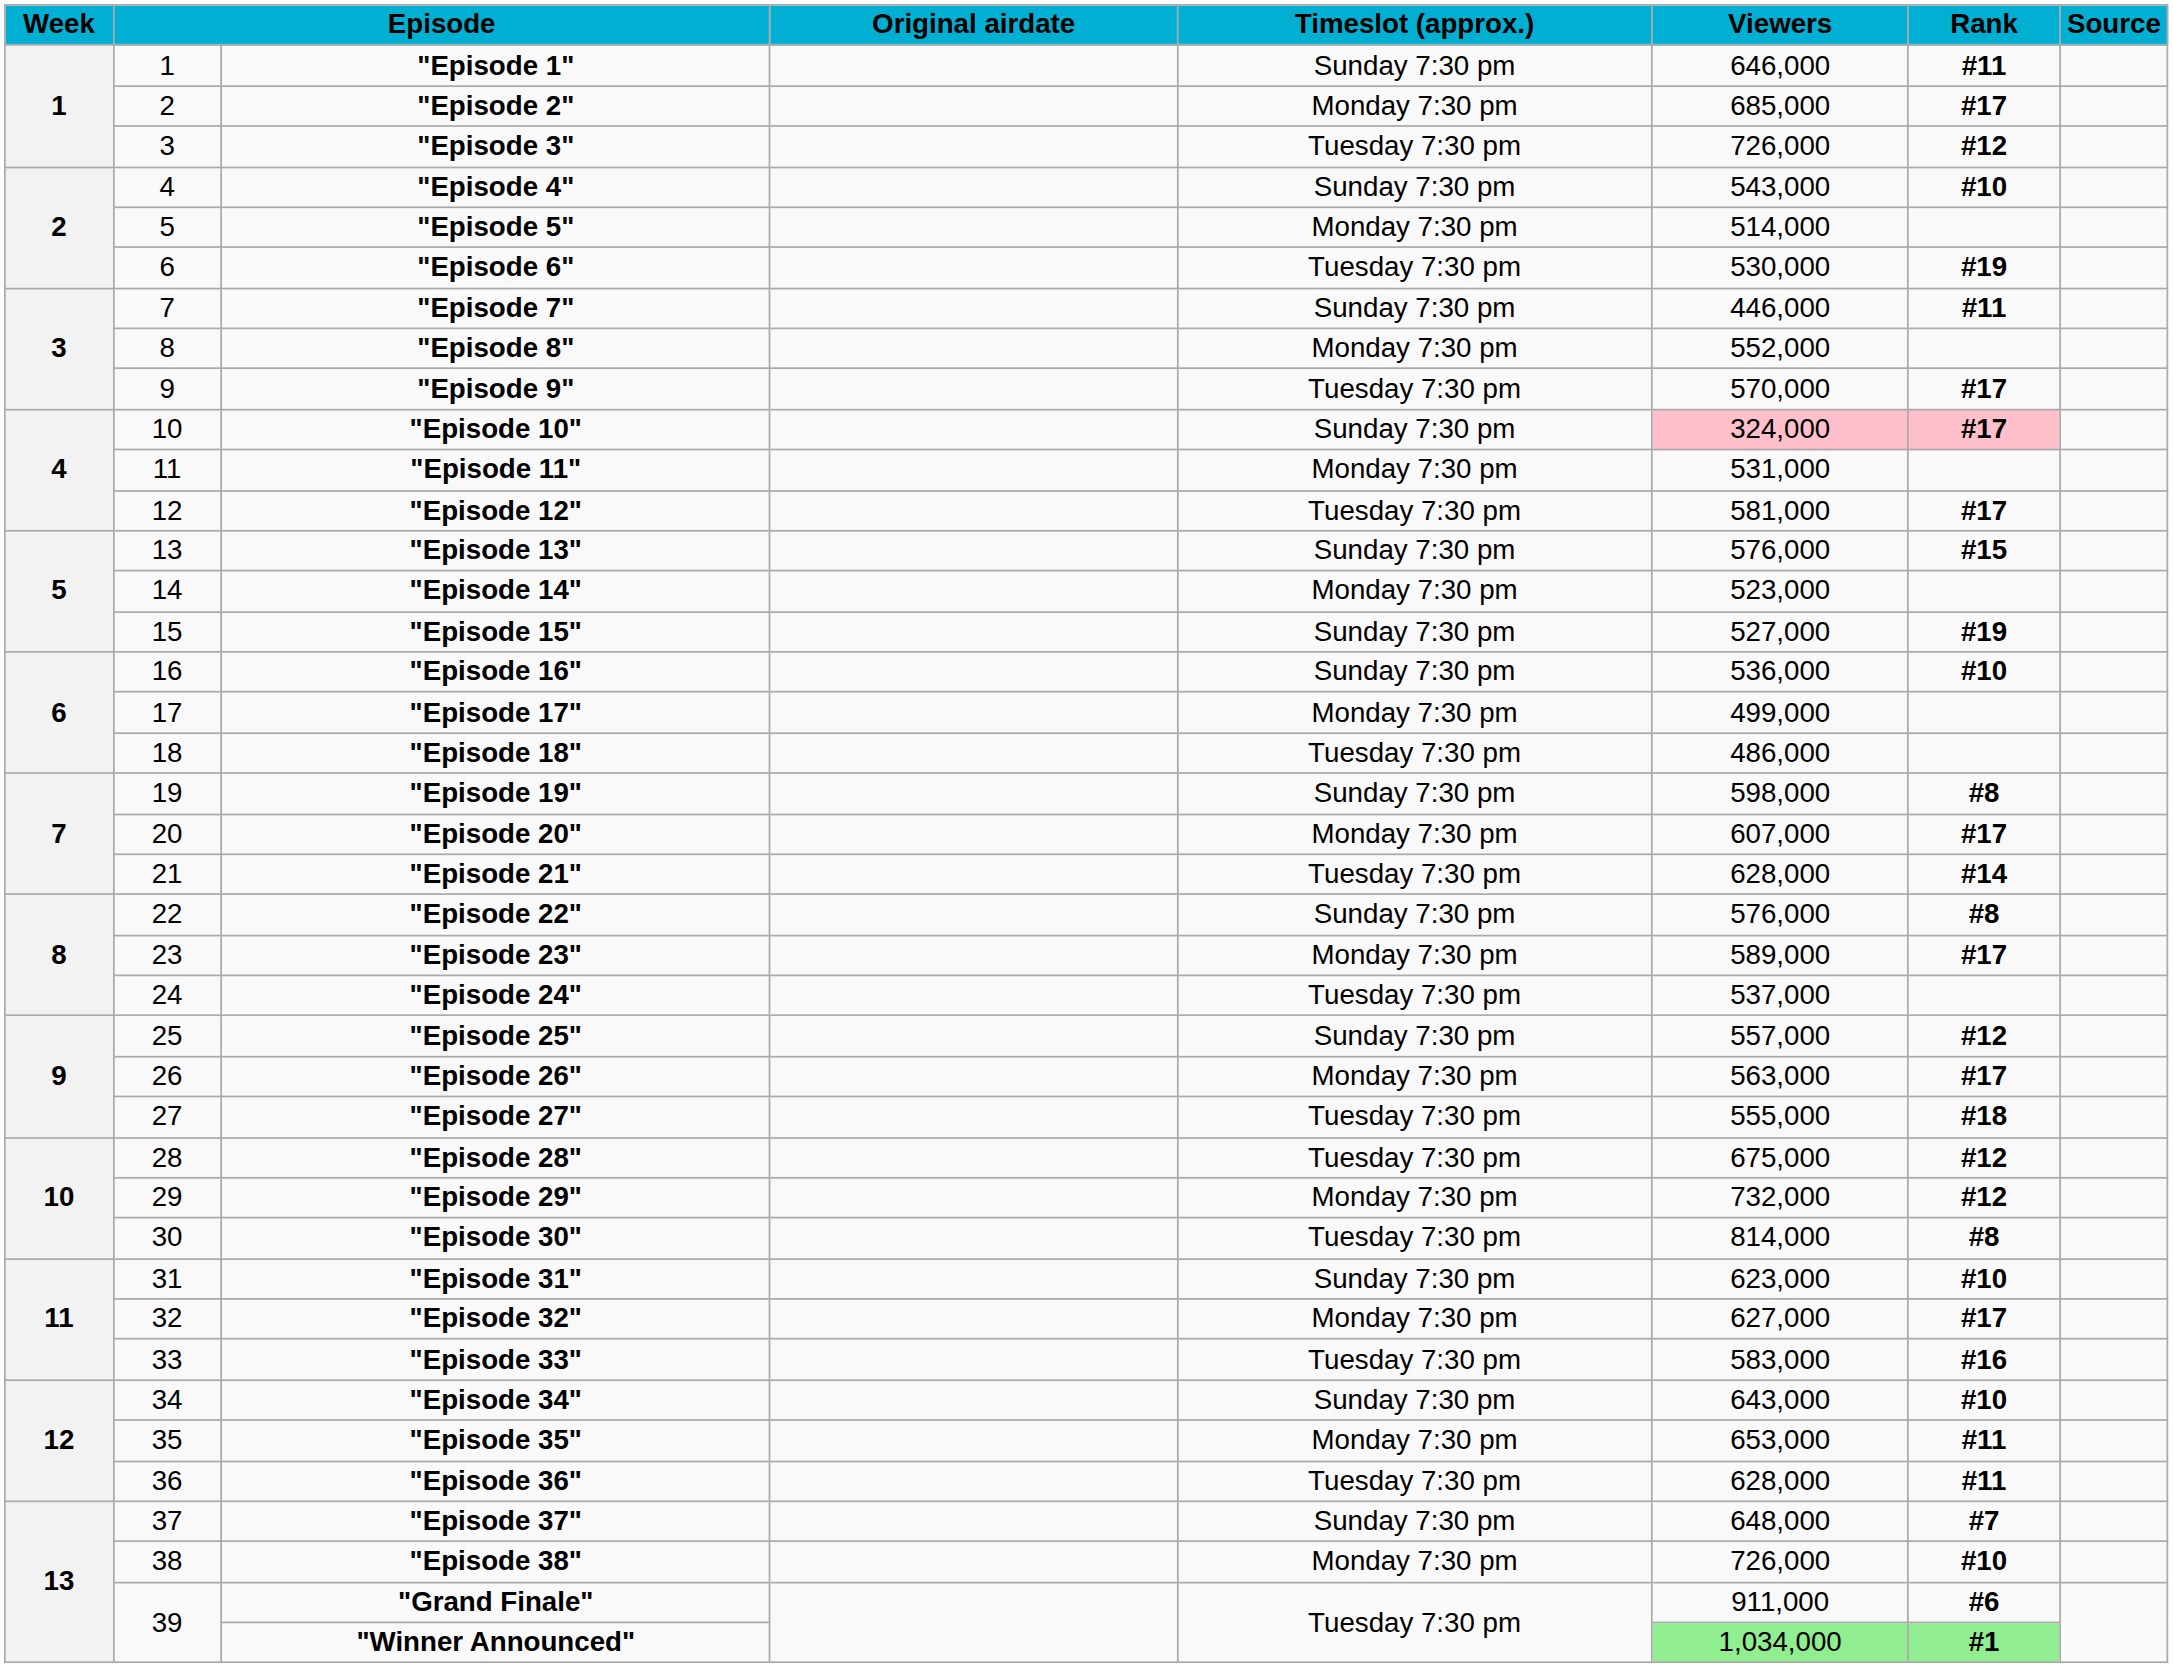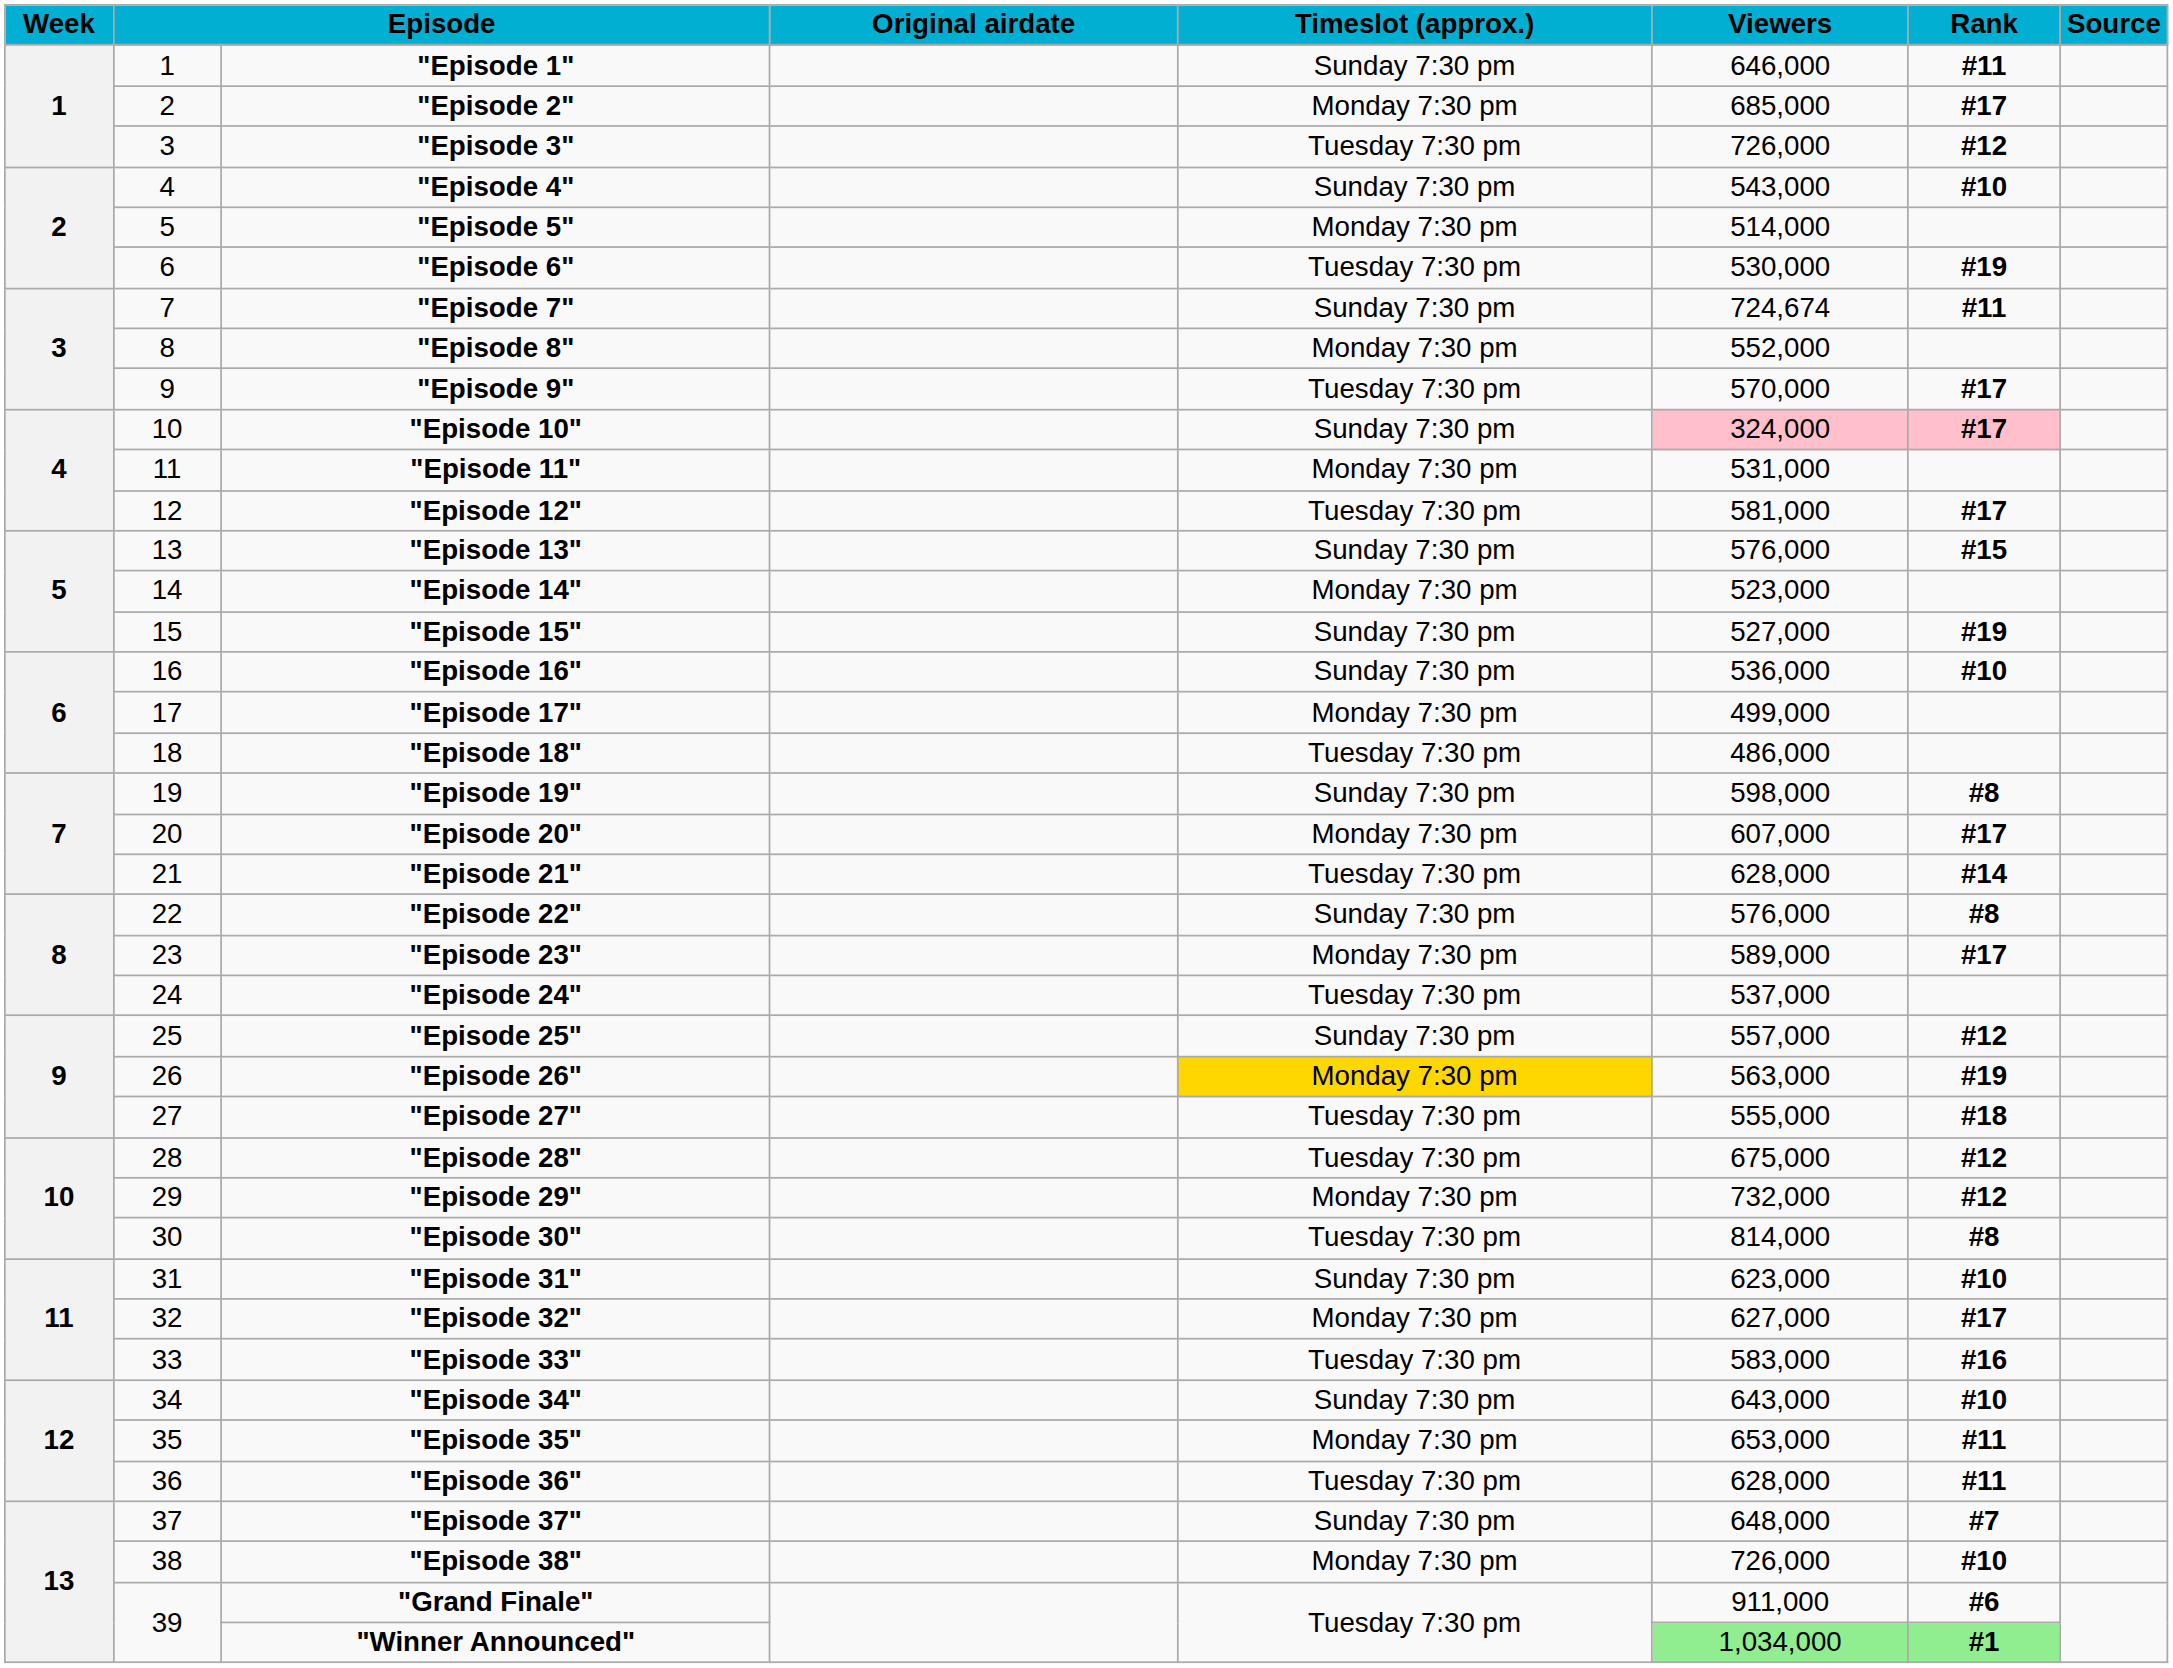(1780, 307) 446,000 -> (1780, 307) 724,674
(1415, 1076) no background -> (1415, 1076) gold background
(1984, 1076) #17 -> (1984, 1076) #19
